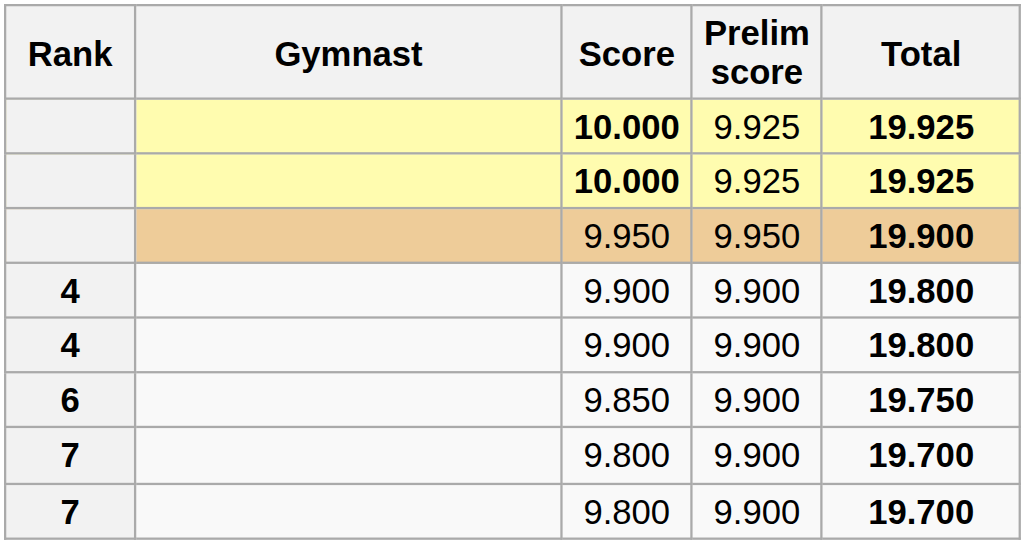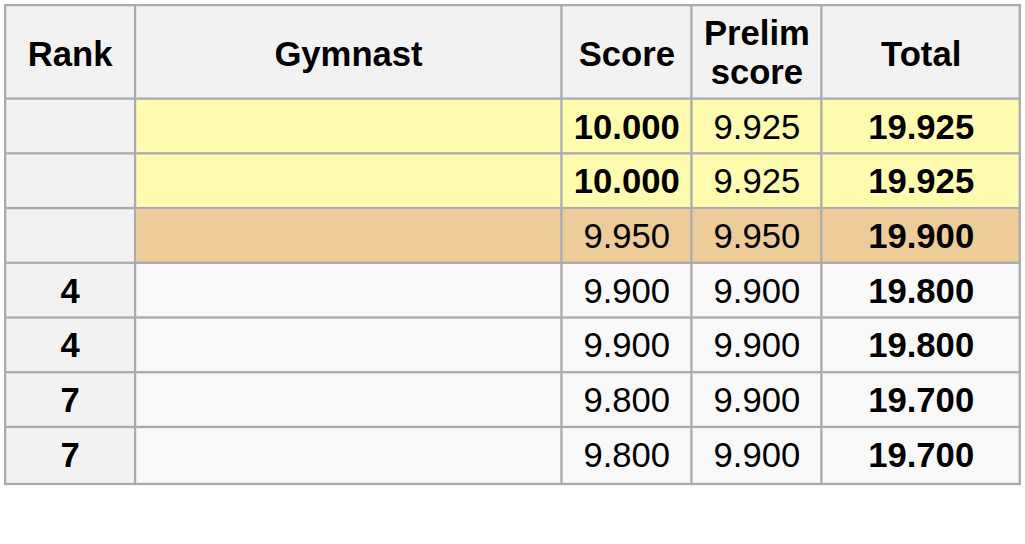- row: (70, 401)
